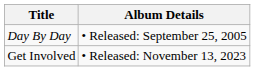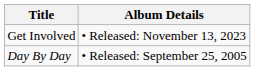rows swapped: (41, 55) <-> (39, 35)
